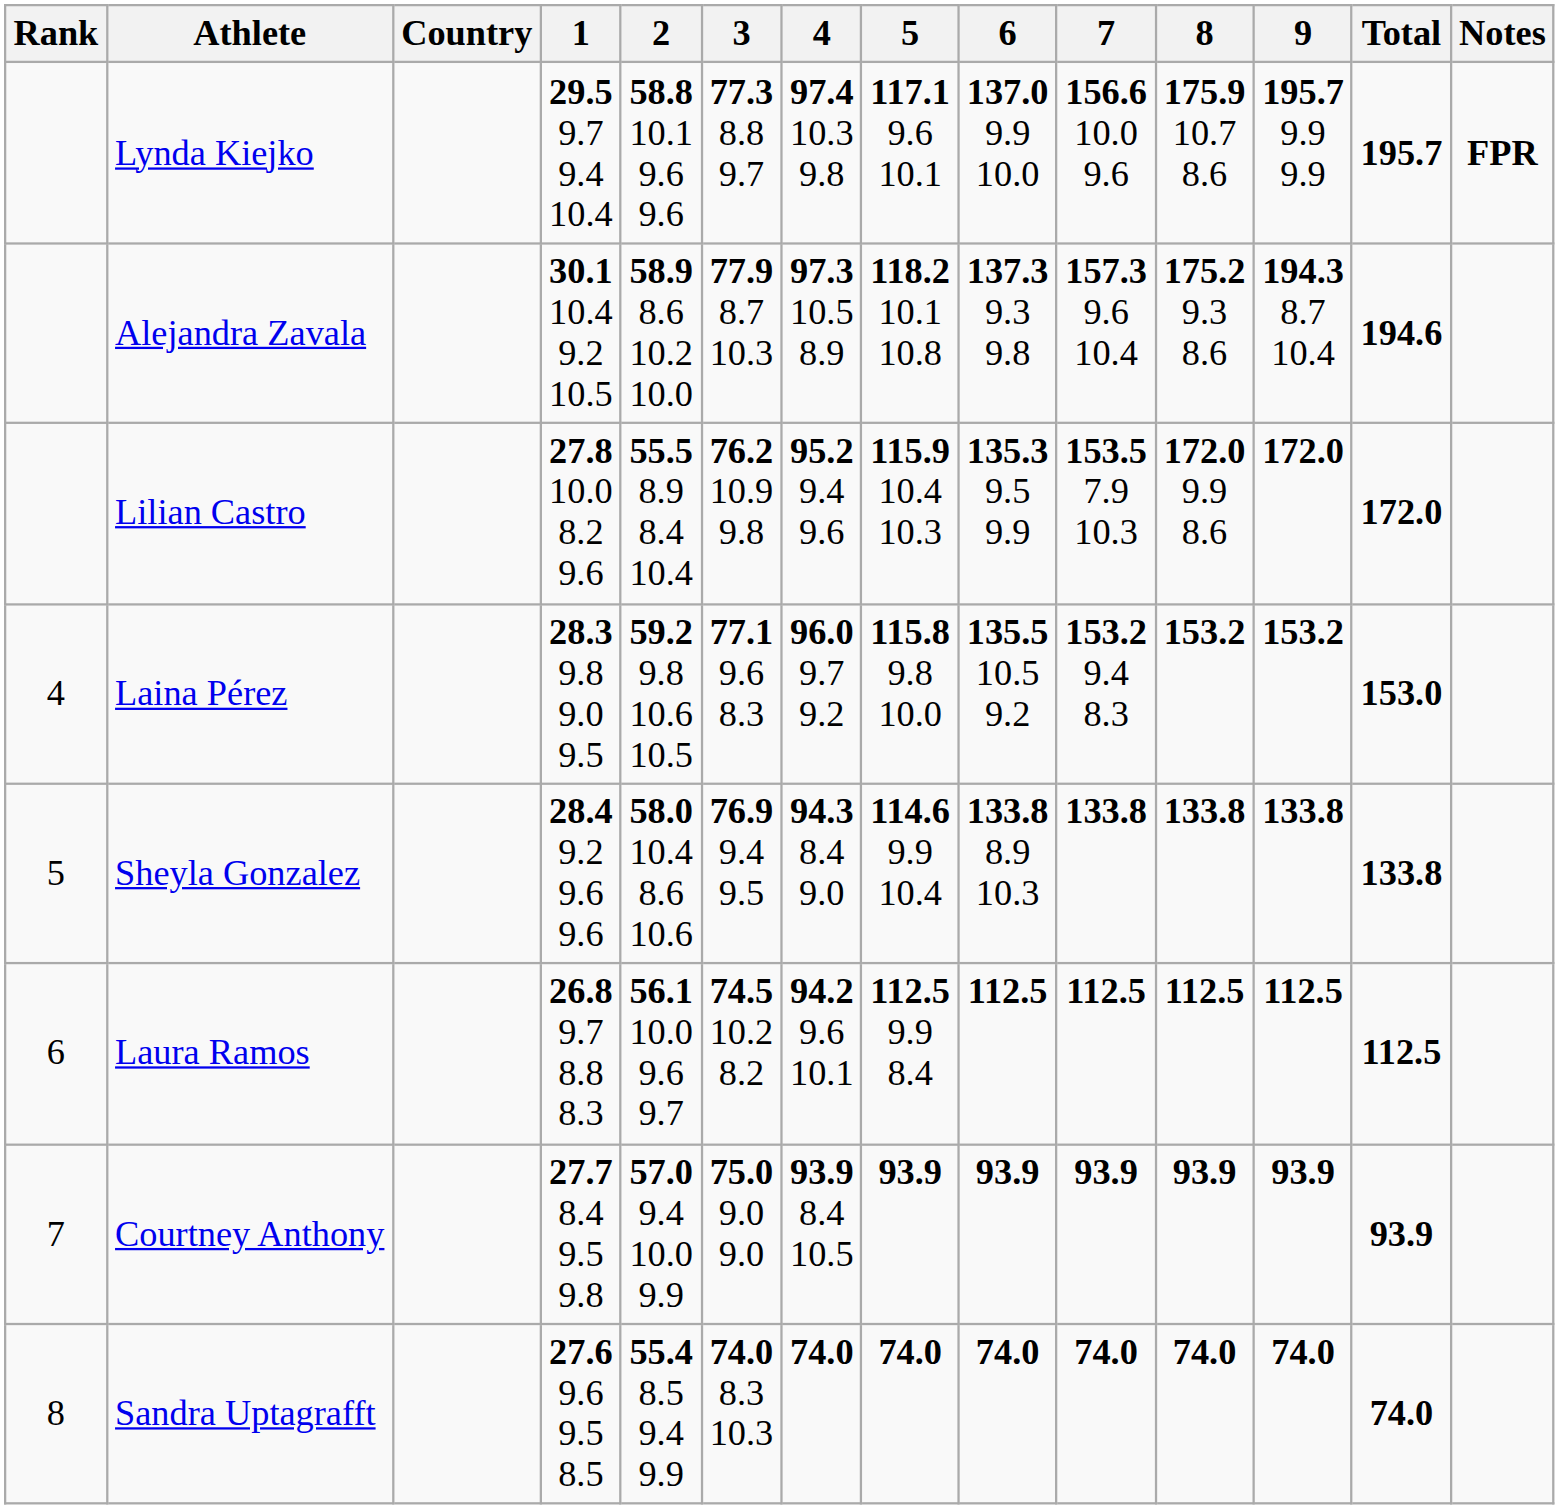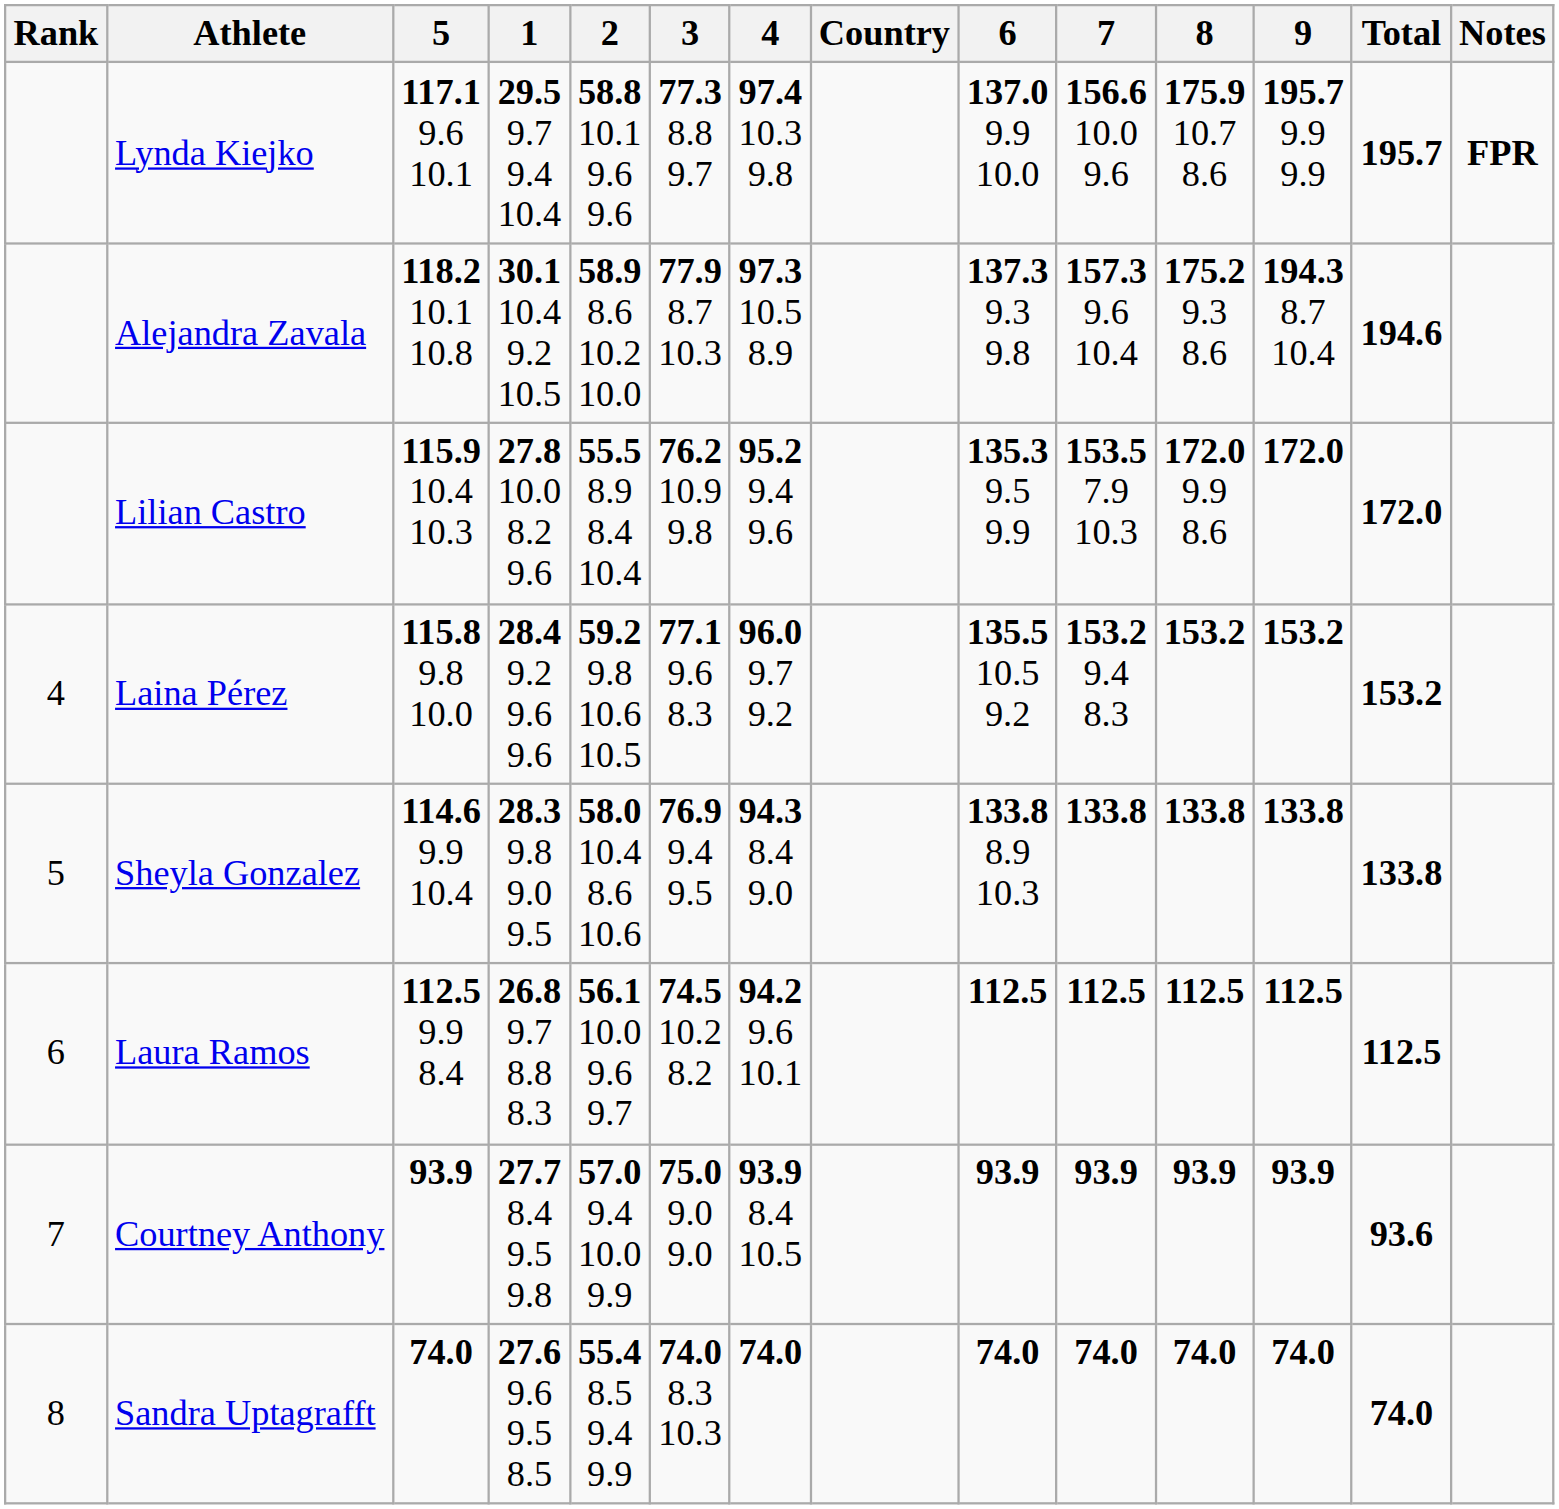columns swapped: (467, 33) <-> (910, 33)
(581, 692) 28.3 9.8 9.0 9.5 -> (529, 692) 28.4 9.2 9.6 9.6
(1401, 692) 153.0 -> (1401, 692) 153.2
(581, 872) 28.4 9.2 9.6 9.6 -> (529, 872) 28.3 9.8 9.0 9.5
(1401, 1233) 93.9 -> (1401, 1233) 93.6
